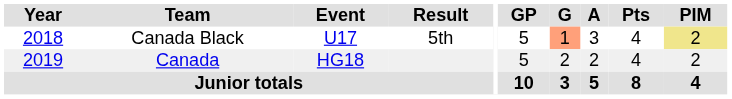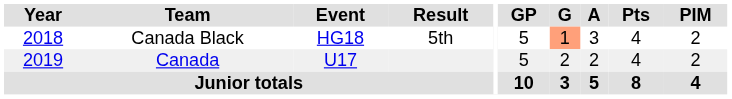(340, 37) U17 -> (340, 37) HG18
(696, 37) khaki background -> (696, 37) no background
(340, 60) HG18 -> (340, 60) U17
